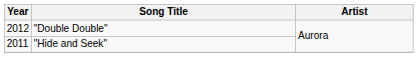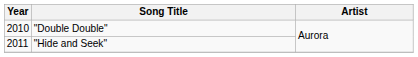(18, 28) 2012 -> (18, 28) 2010
